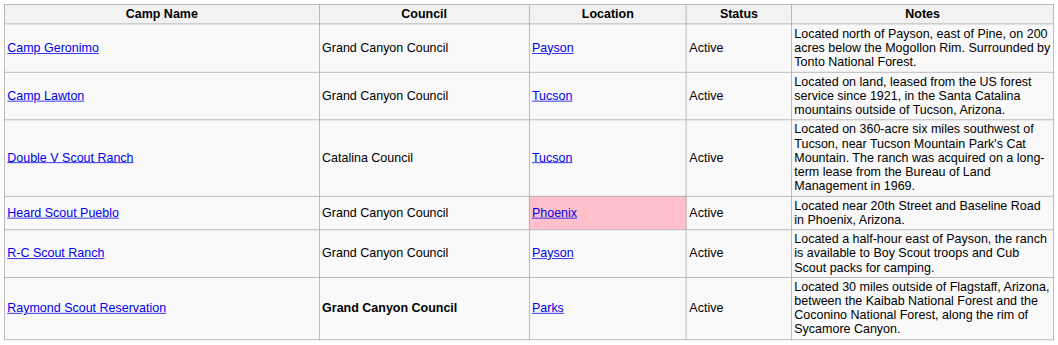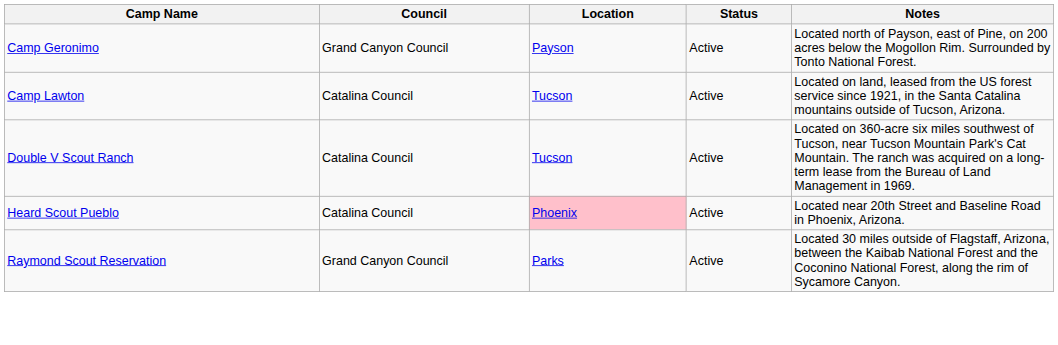(385, 96) Grand Canyon Council -> (368, 96) Catalina Council
(385, 212) Grand Canyon Council -> (368, 212) Catalina Council
- row: (56, 253)
(390, 308) bold -> (385, 260) normal
